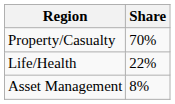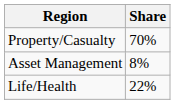rows swapped: (42, 63) <-> (65, 87)
